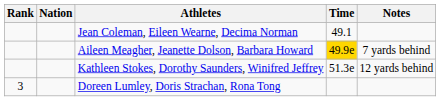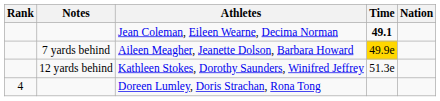columns swapped: (56, 13) <-> (396, 13)
(342, 31) normal -> (382, 31) bold
(20, 86) 3 -> (20, 86) 4
